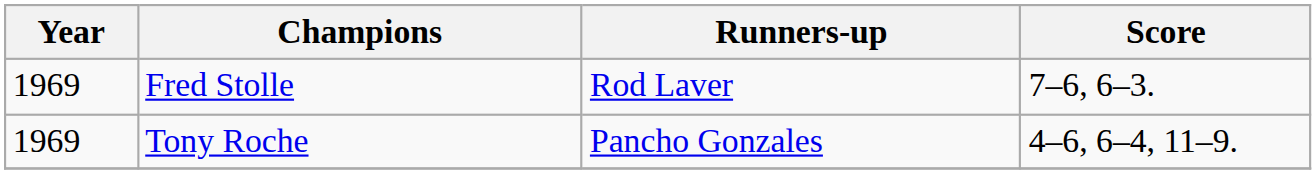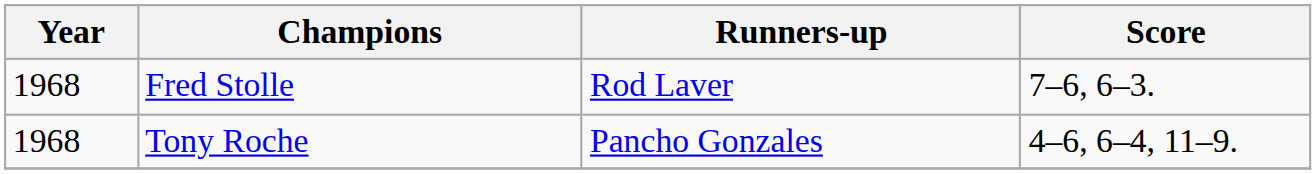(47, 85) 1969 -> (47, 85) 1968
(47, 139) 1969 -> (47, 139) 1968
